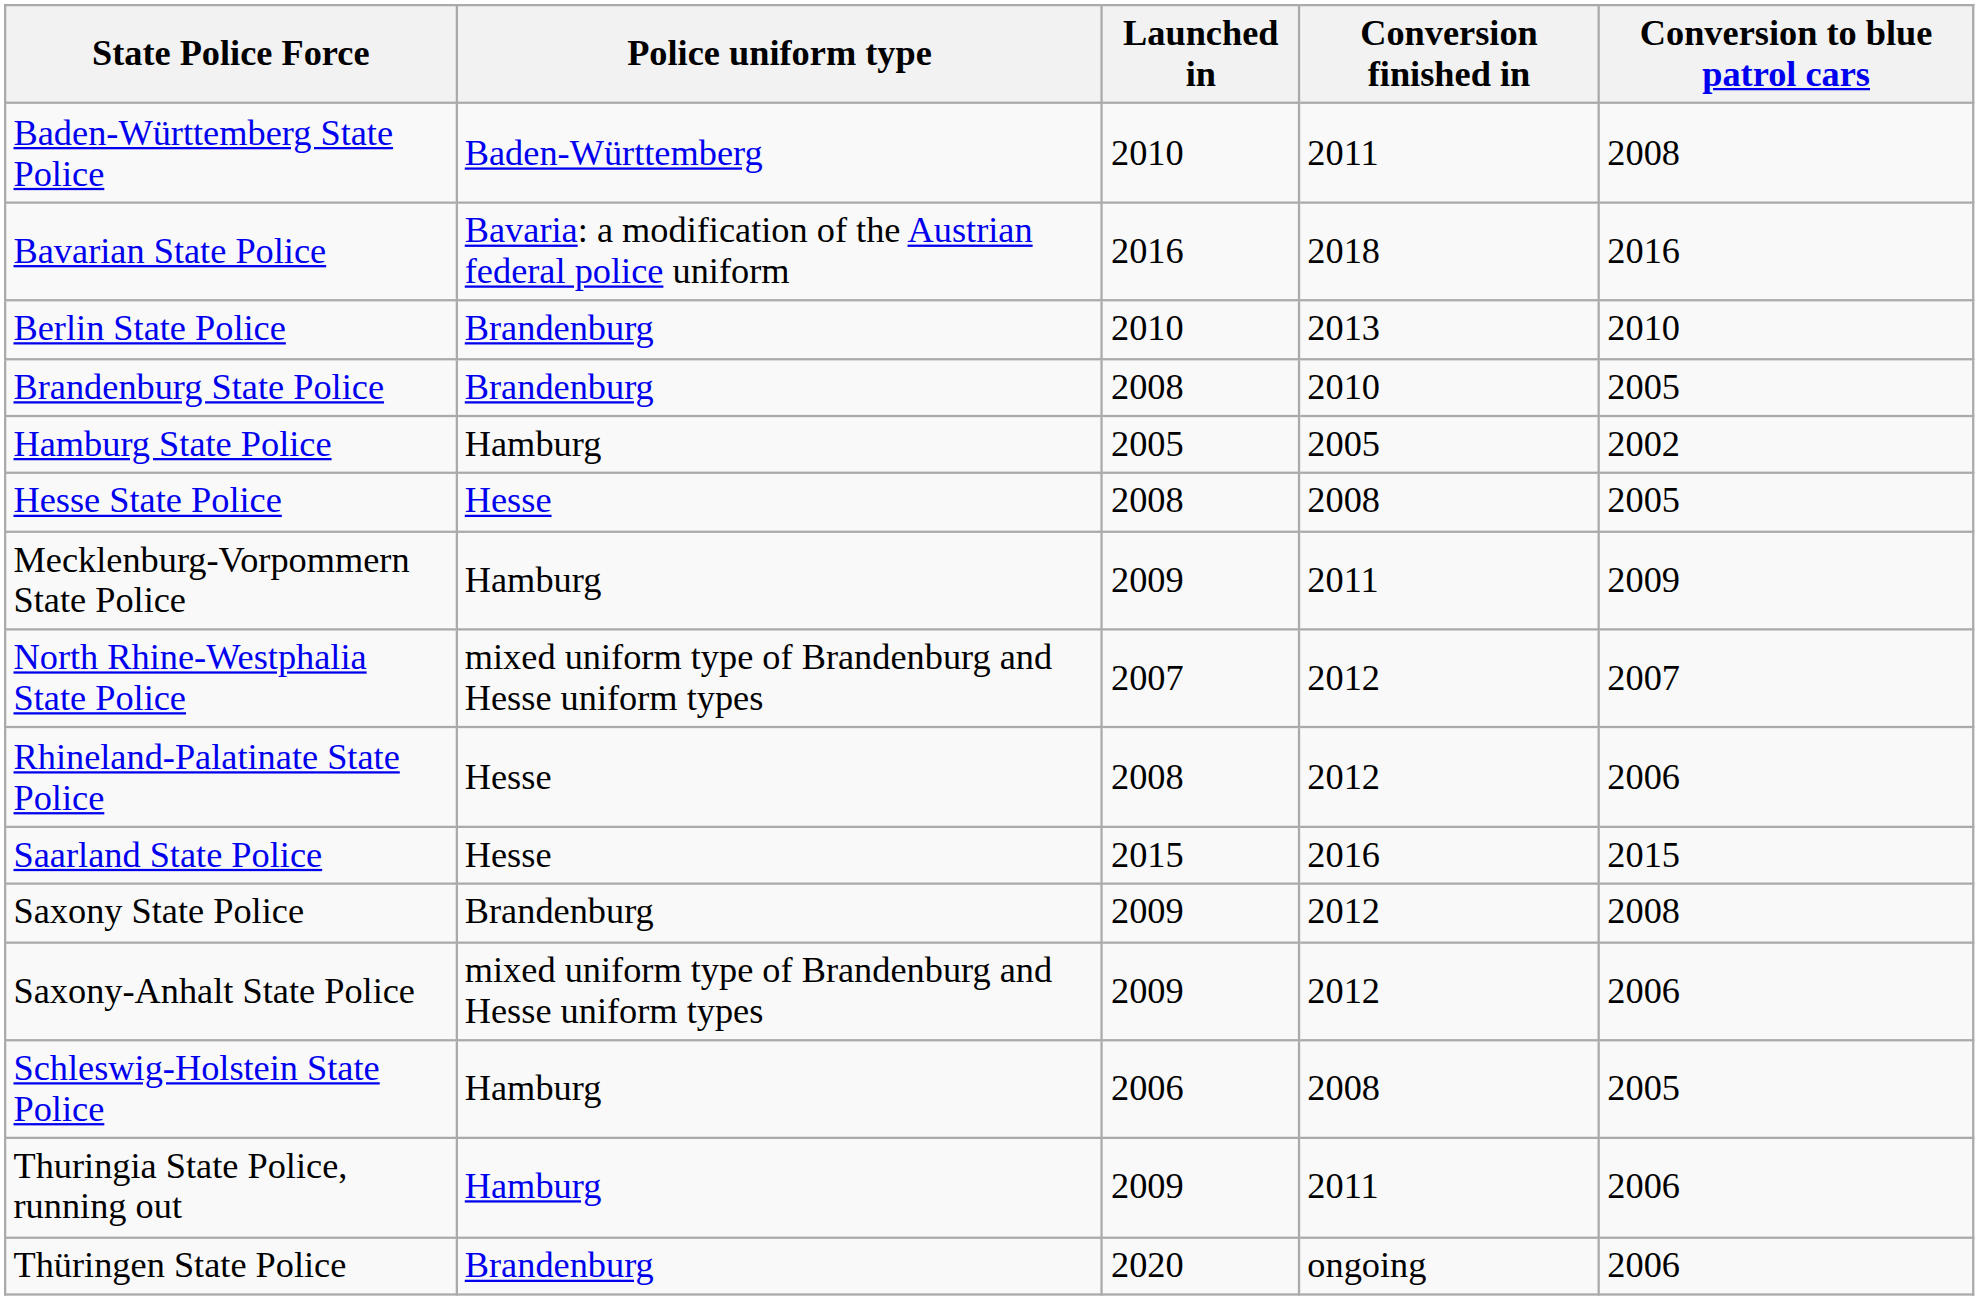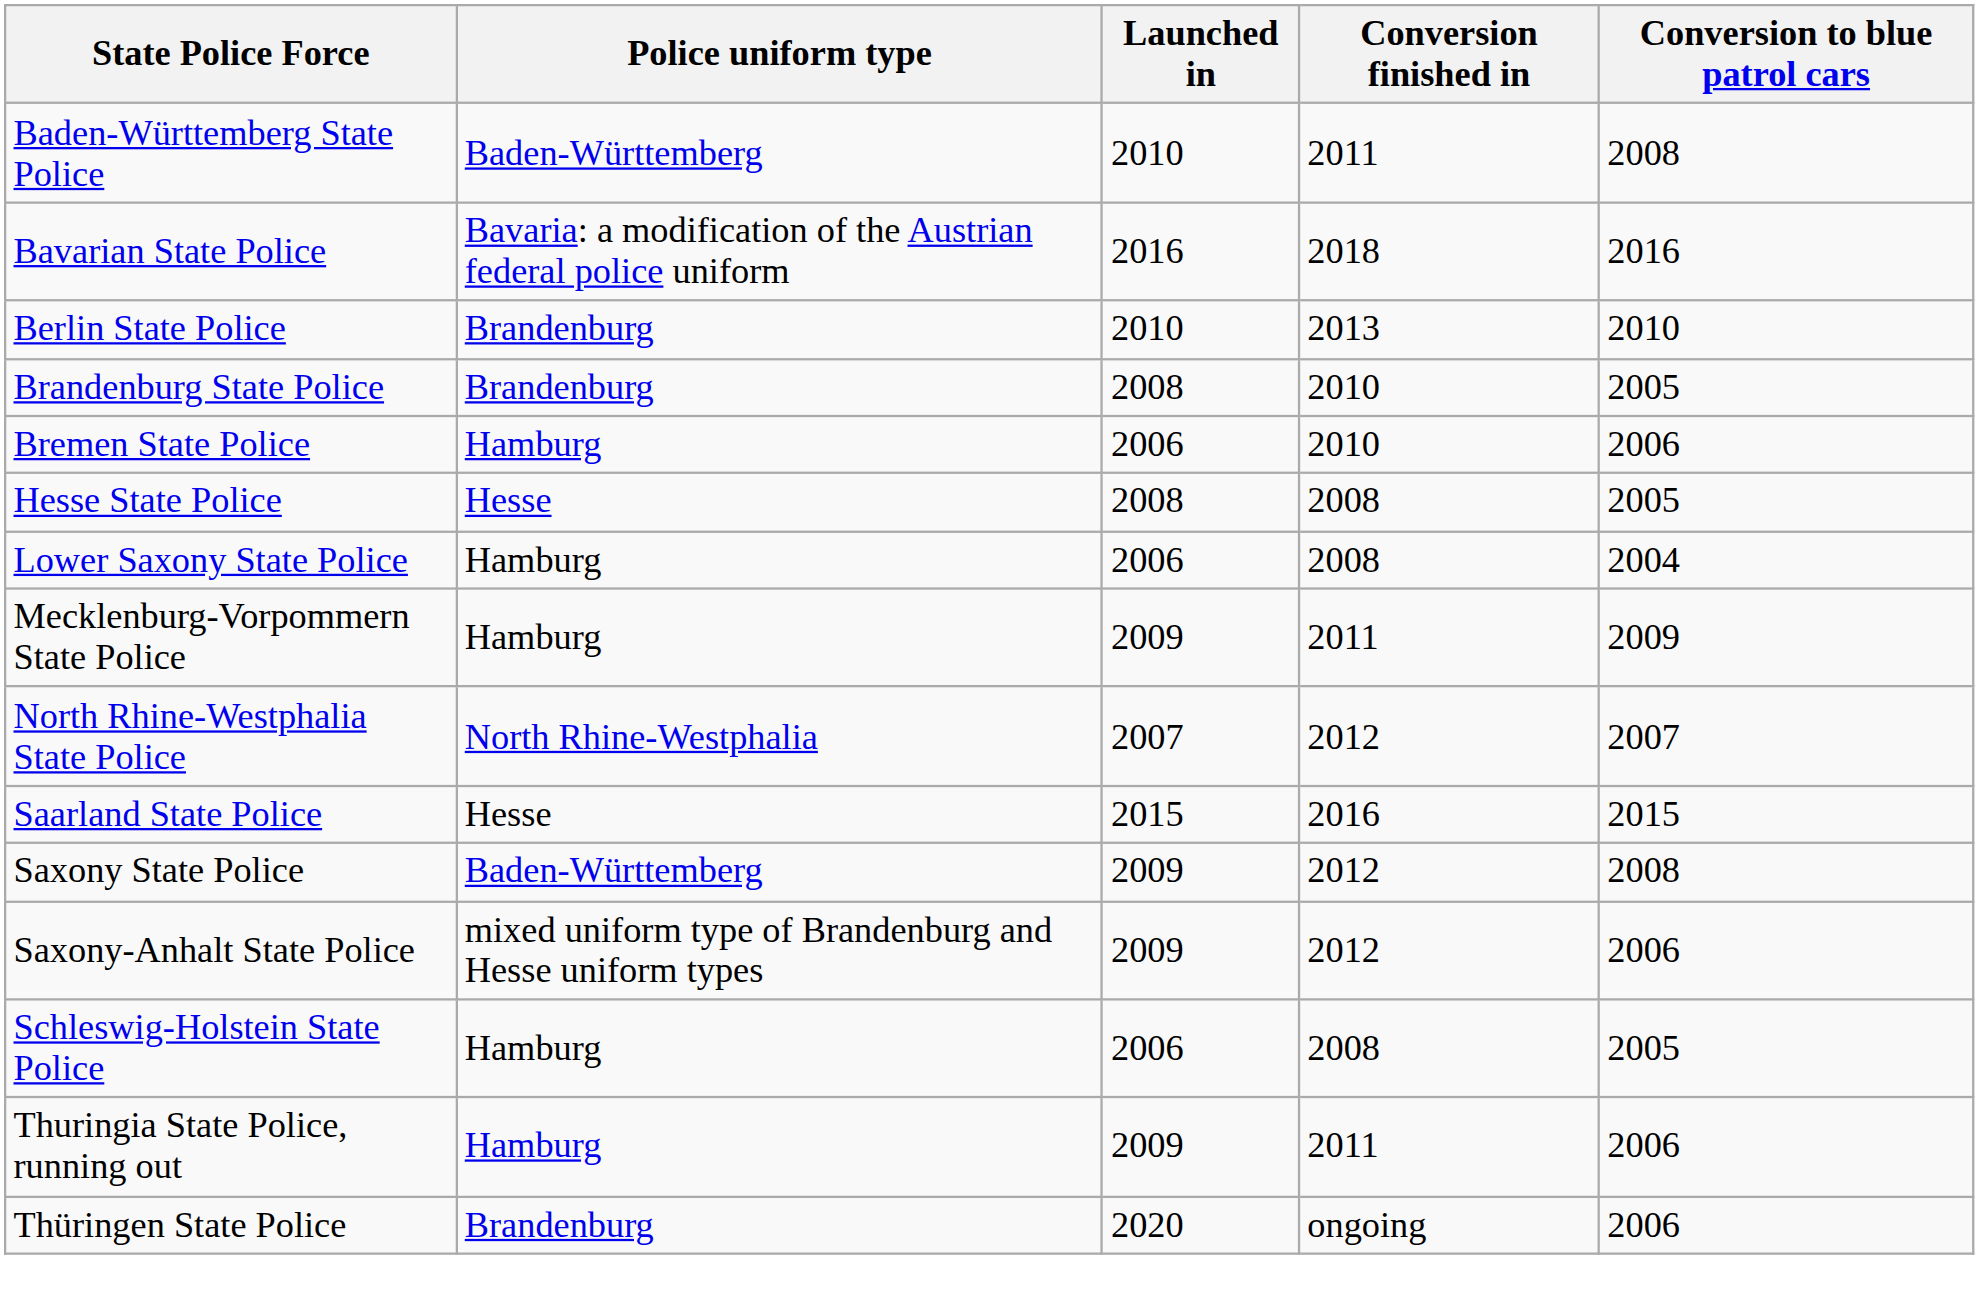+ row: (162, 443)
- row: (173, 443)
+ row: (211, 559)
(758, 677) mixed uniform type of Brandenburg and Hesse uniform types -> (641, 735) North Rhine-Westphalia
- row: (207, 776)
(559, 912) Brandenburg -> (614, 871) Baden-Württemberg
